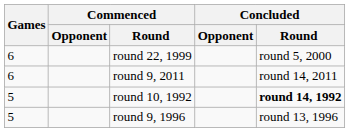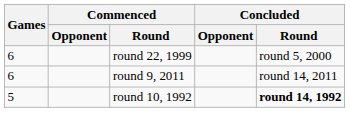- row: (149, 117)
